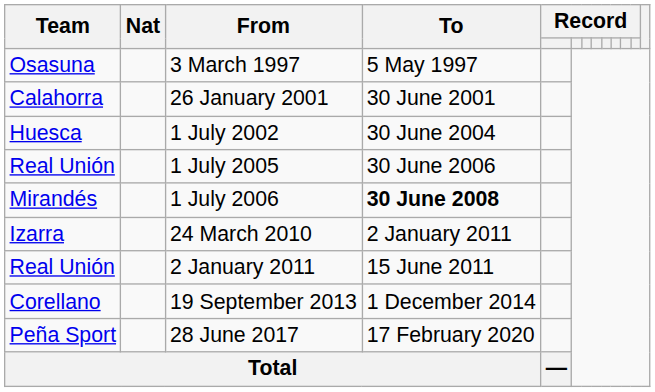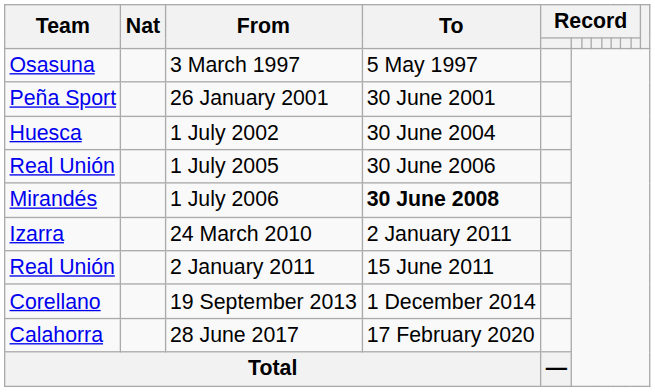(56, 98) Calahorra -> (63, 98) Peña Sport
(63, 334) Peña Sport -> (56, 334) Calahorra
